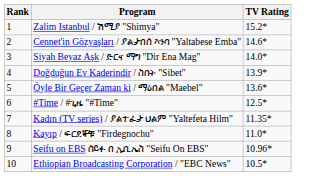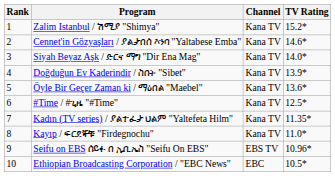+ column: (263, 12)
